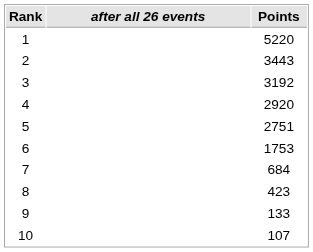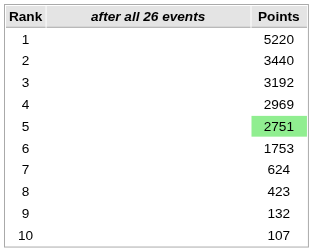(279, 61) 3443 -> (279, 61) 3440
(279, 104) 2920 -> (279, 104) 2969
(279, 126) no background -> (279, 126) lightgreen background
(279, 170) 684 -> (279, 170) 624
(279, 213) 133 -> (279, 213) 132
